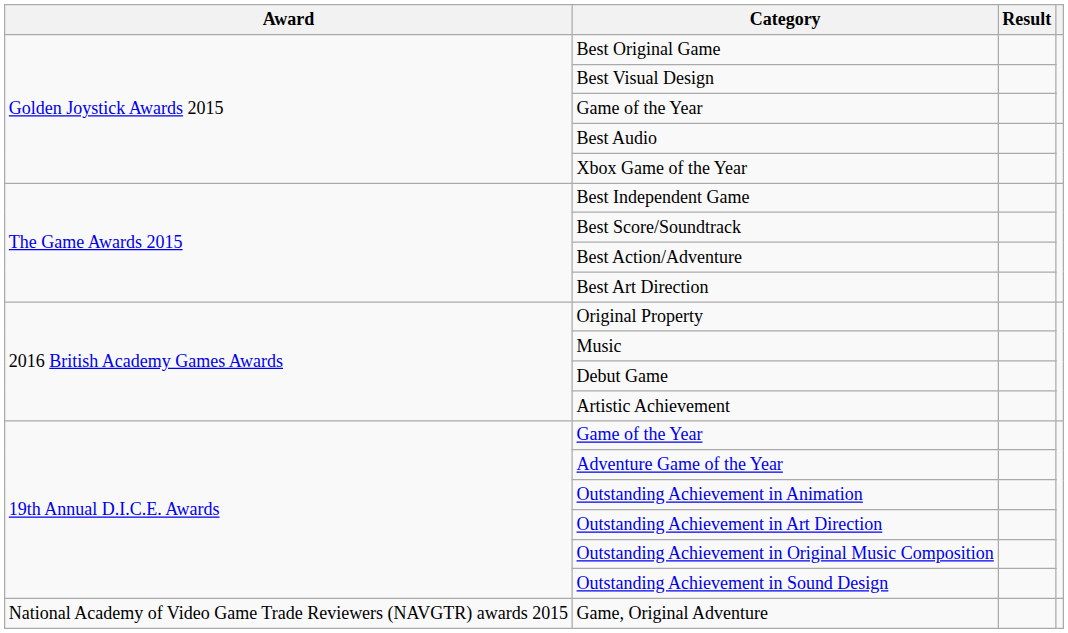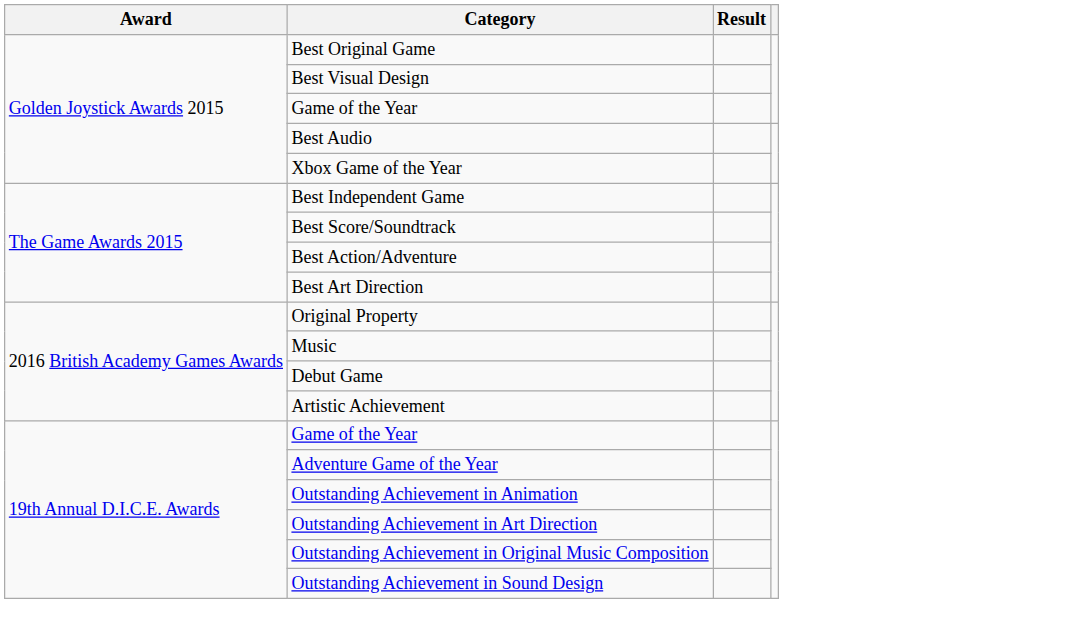- row: (288, 613)
